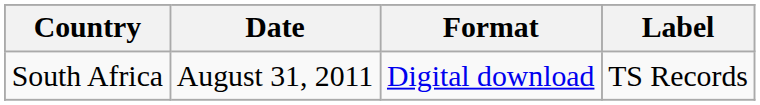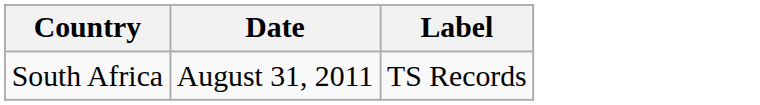- column: (491, 28)
